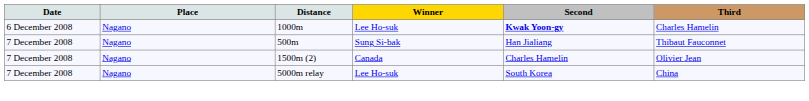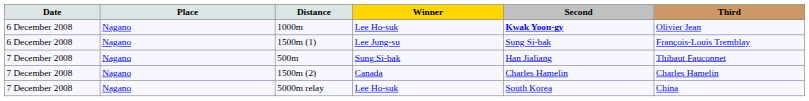(687, 27) Charles Hamelin -> (679, 27) Olivier Jean
+ row: (297, 42)
(679, 57) Olivier Jean -> (687, 73) Charles Hamelin
